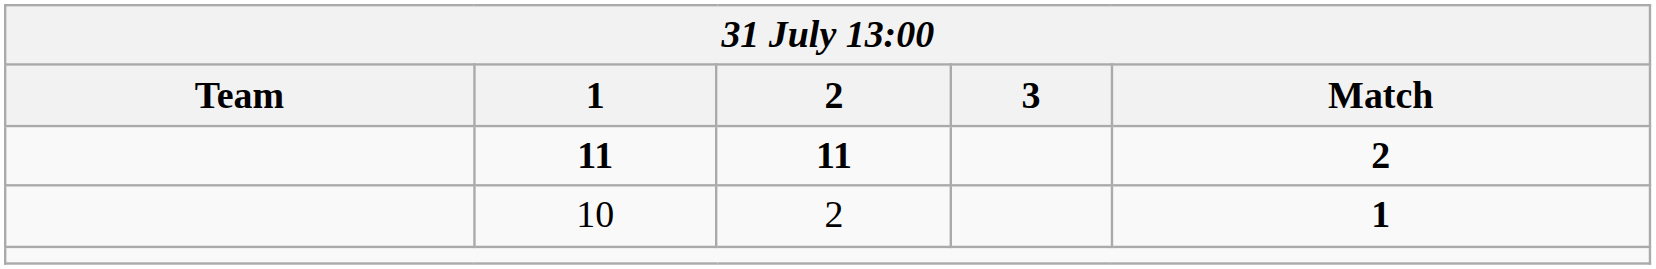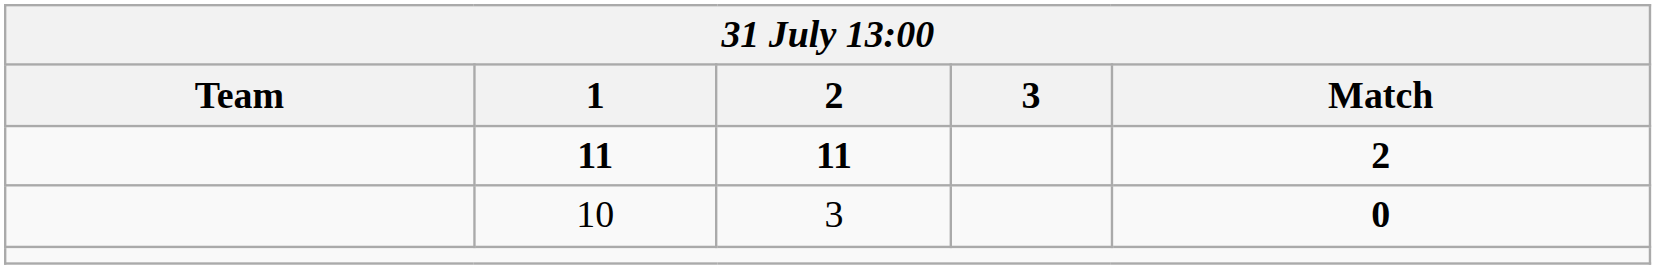(834, 214) 2 -> (834, 214) 3
(1381, 214) 1 -> (1381, 214) 0
